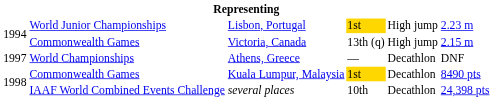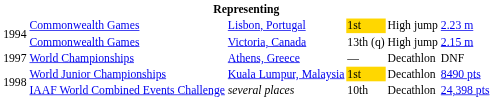(98, 25) World Junior Championships -> (84, 25) Commonwealth Games
(84, 74) Commonwealth Games -> (98, 74) World Junior Championships
